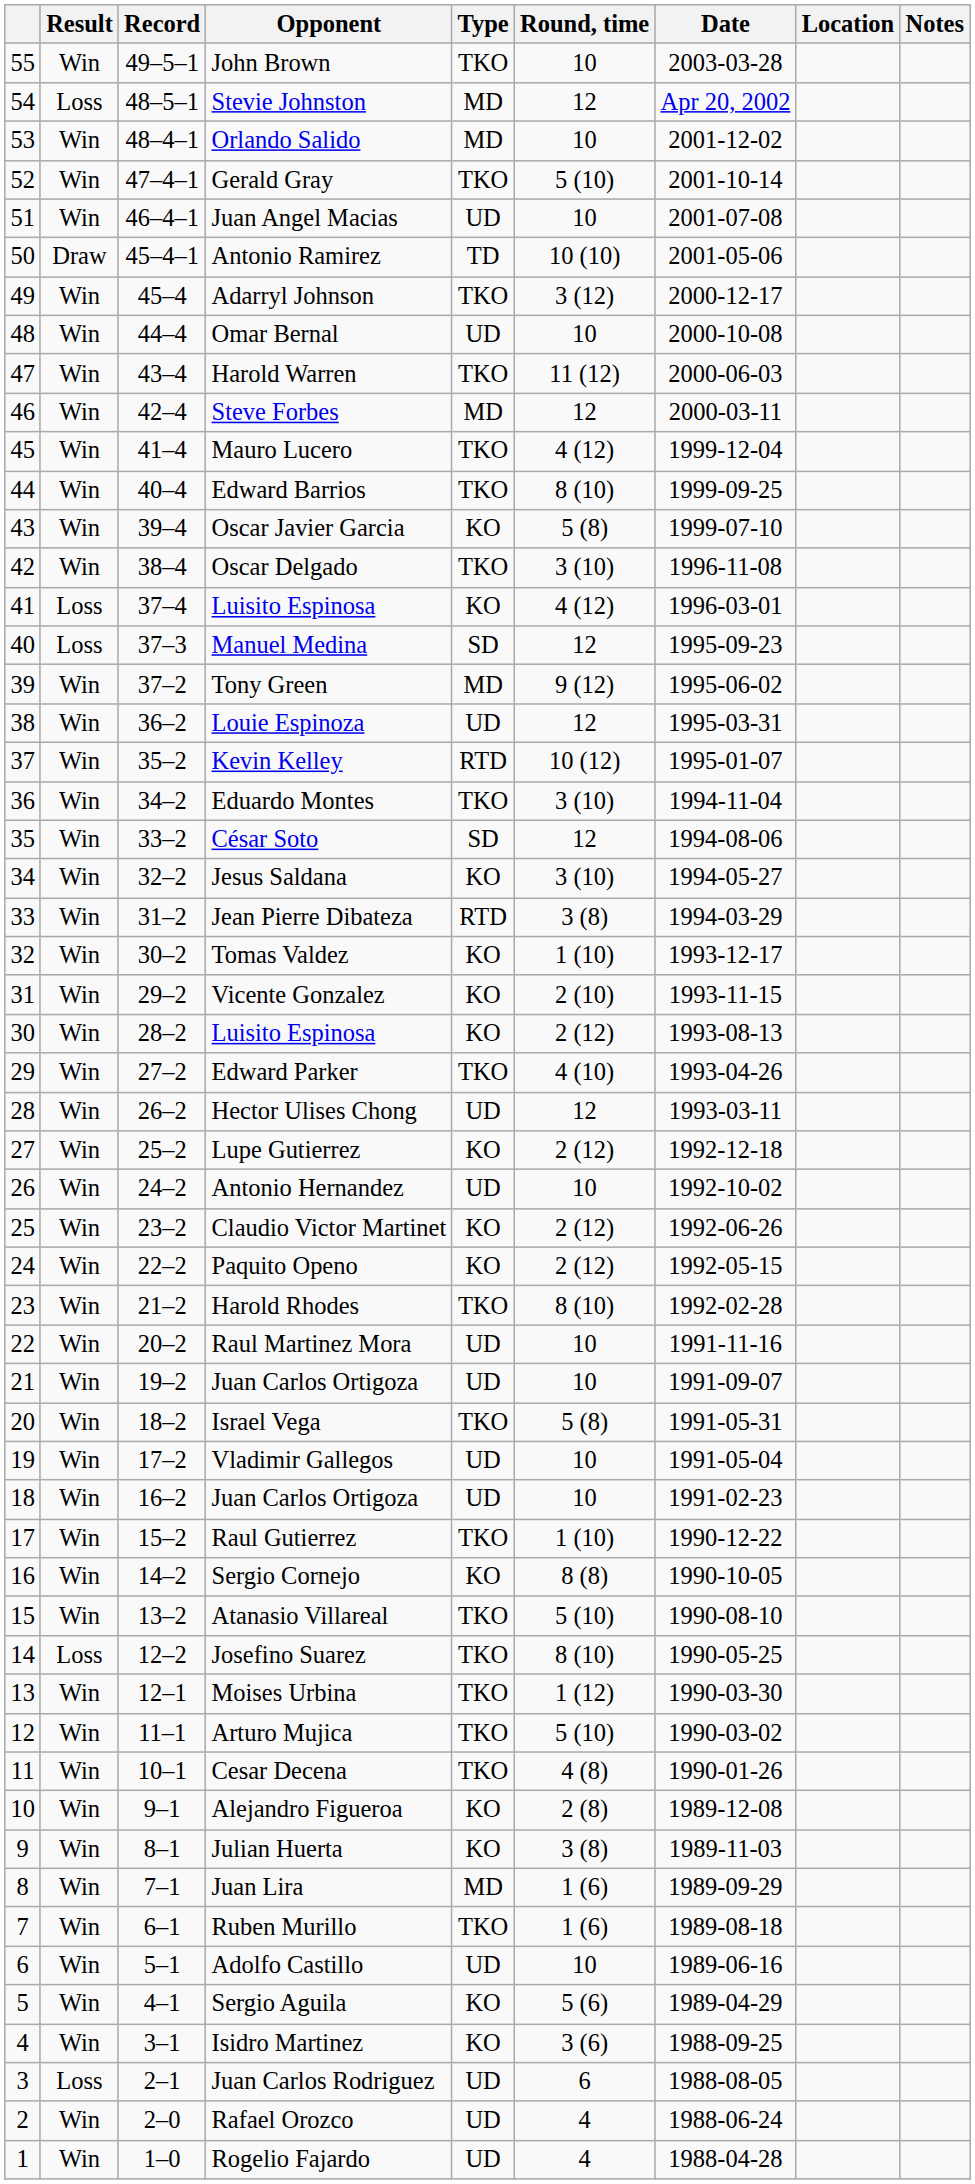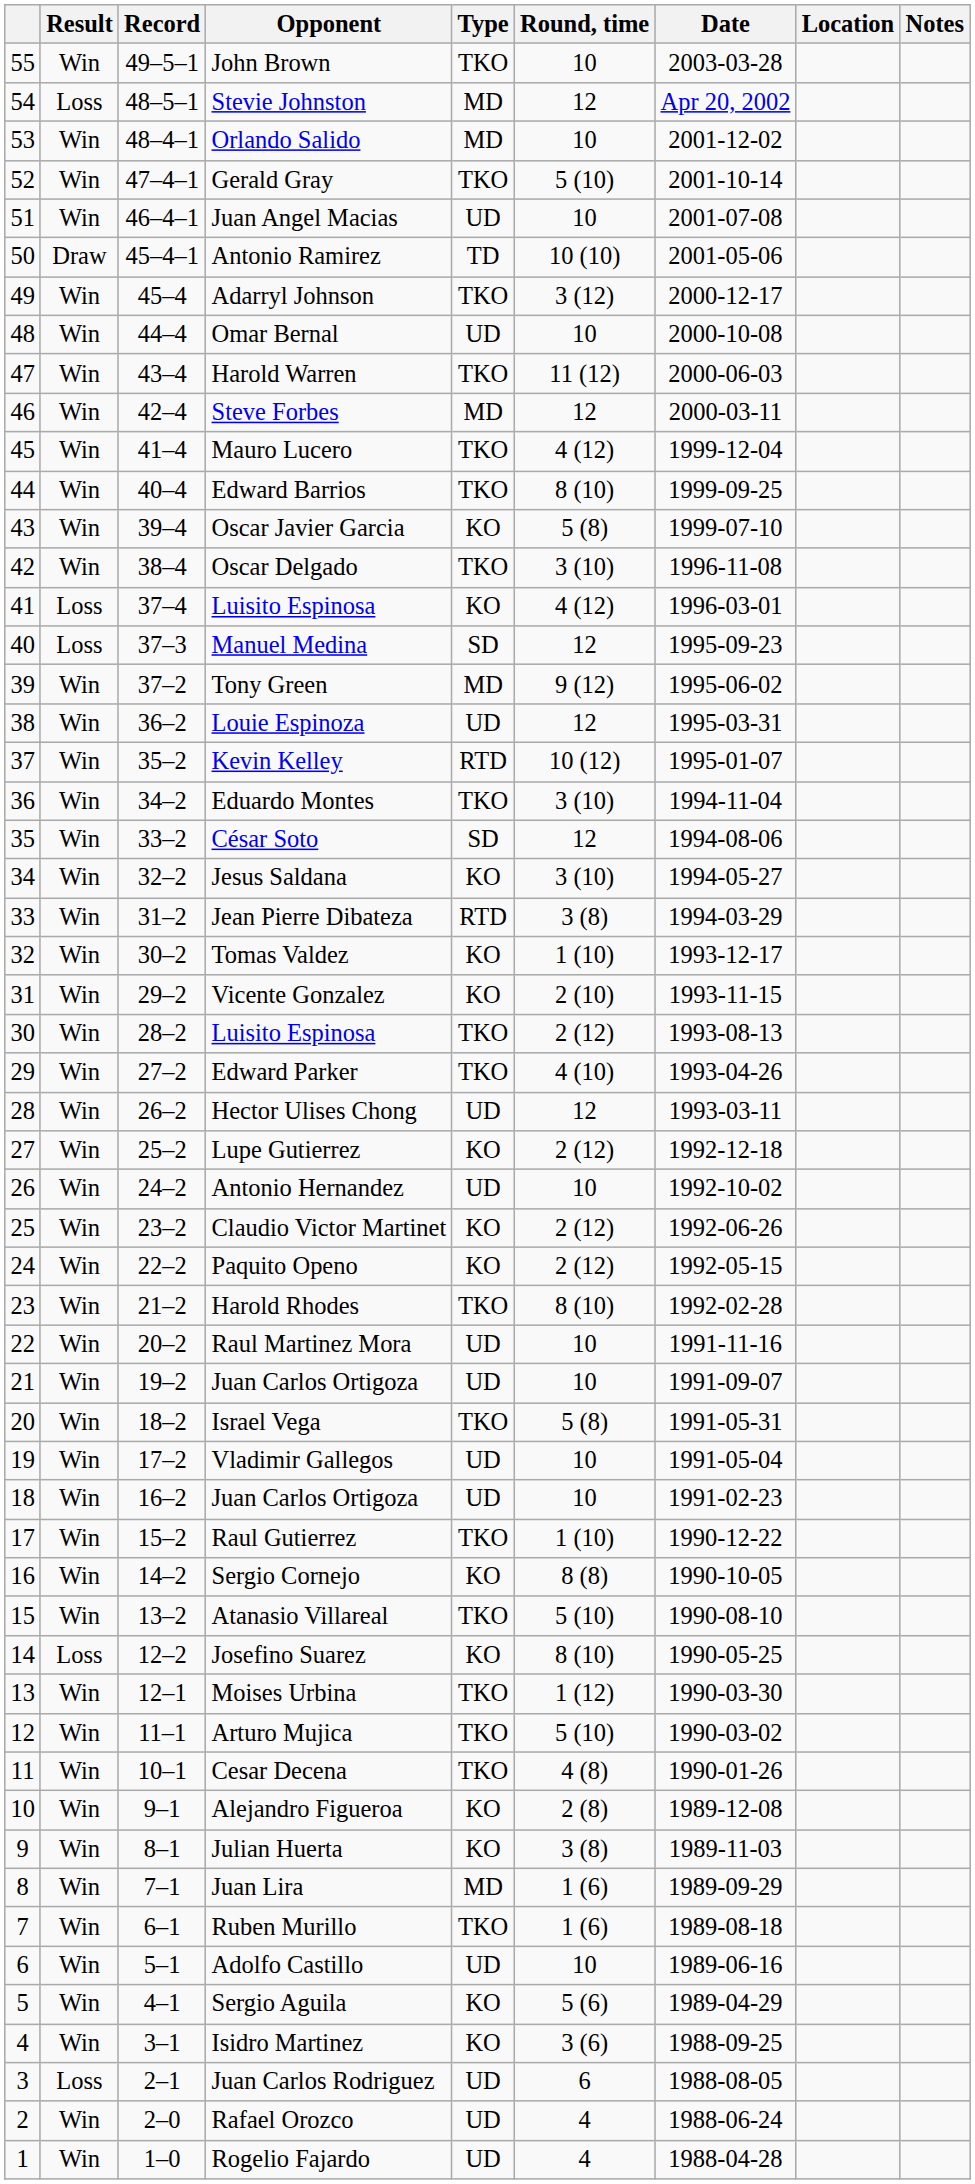(483, 1033) KO -> (483, 1033) TKO
(483, 1654) TKO -> (483, 1654) KO
